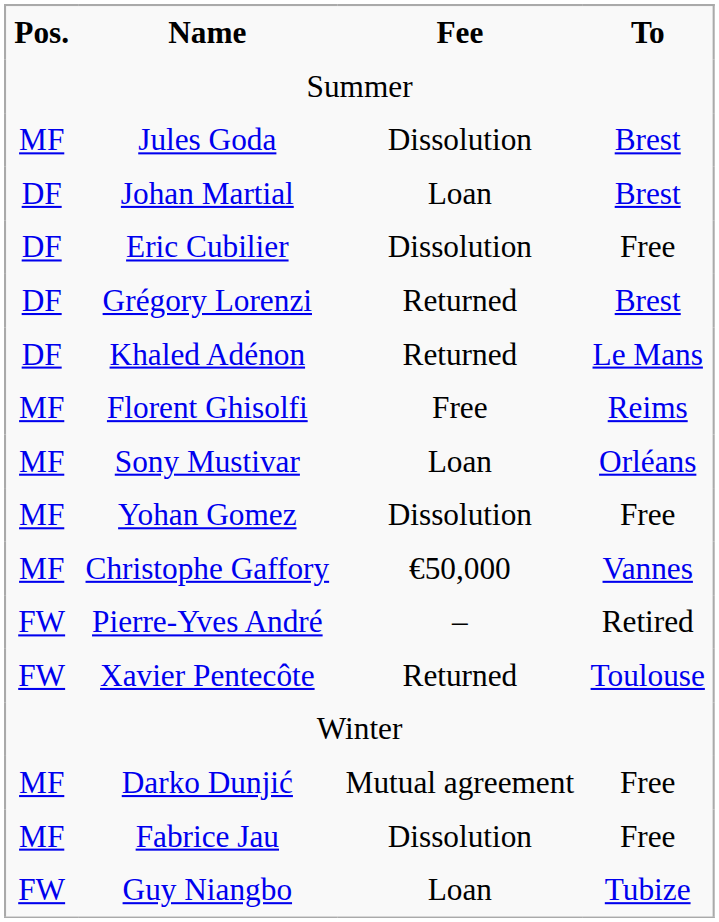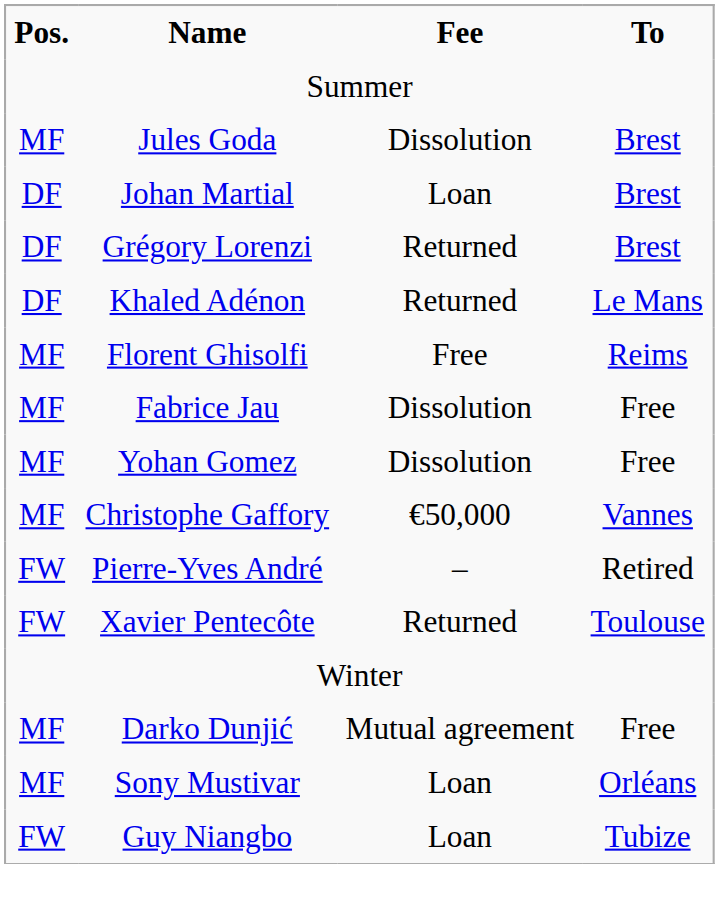- row: (207, 246)
rows swapped: (207, 835) <-> (207, 460)
